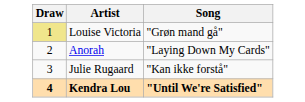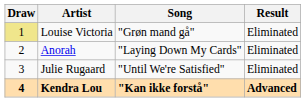+ column: (273, 13)
(187, 69) "Kan ikke forstå" -> (171, 69) "Until We're Satisfied"
(205, 87) "Until We're Satisfied" -> (164, 87) "Kan ikke forstå"
